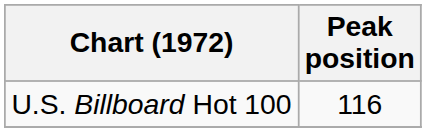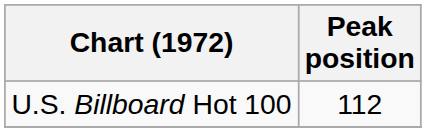(360, 103) 116 -> (360, 103) 112
